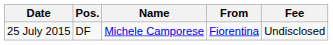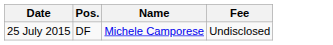- column: (234, 13)
